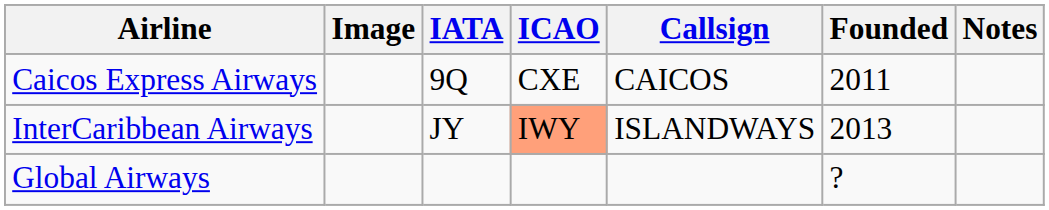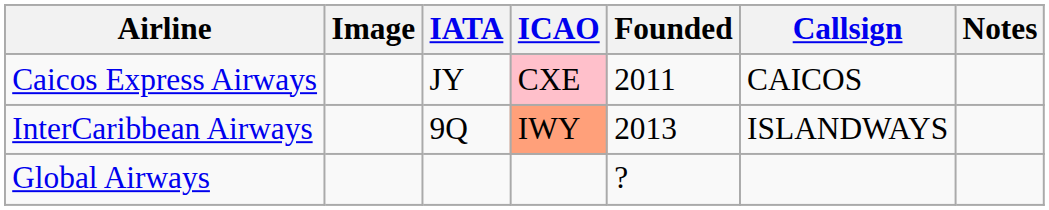columns swapped: (715, 29) <-> (889, 29)
(449, 79) 9Q -> (447, 79) JY
(549, 79) no background -> (549, 79) pink background
(447, 128) JY -> (449, 128) 9Q
